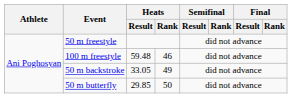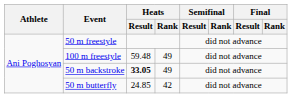(167, 56) 46 -> (167, 56) 49
(141, 71) normal -> (141, 71) bold
(141, 85) 29.85 -> (141, 85) 24.85
(167, 85) 50 -> (167, 85) 42
